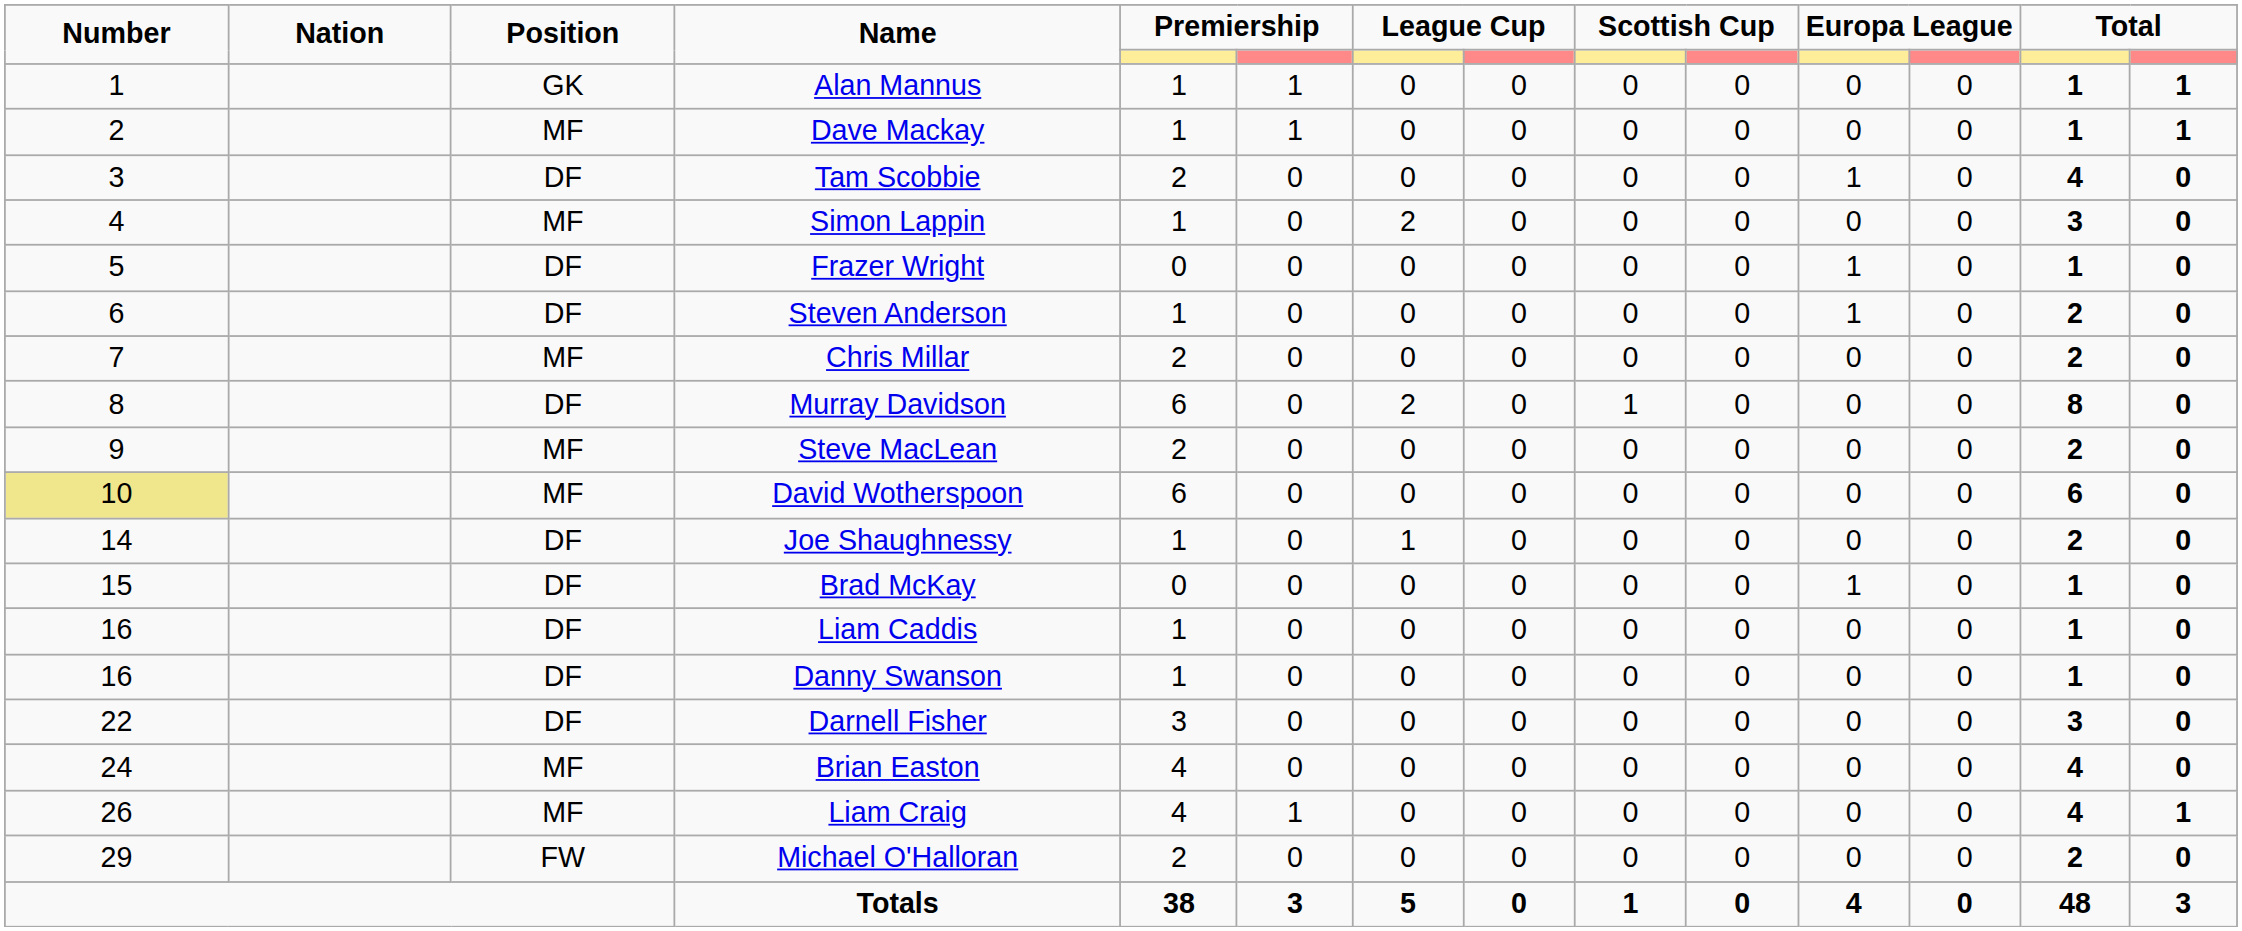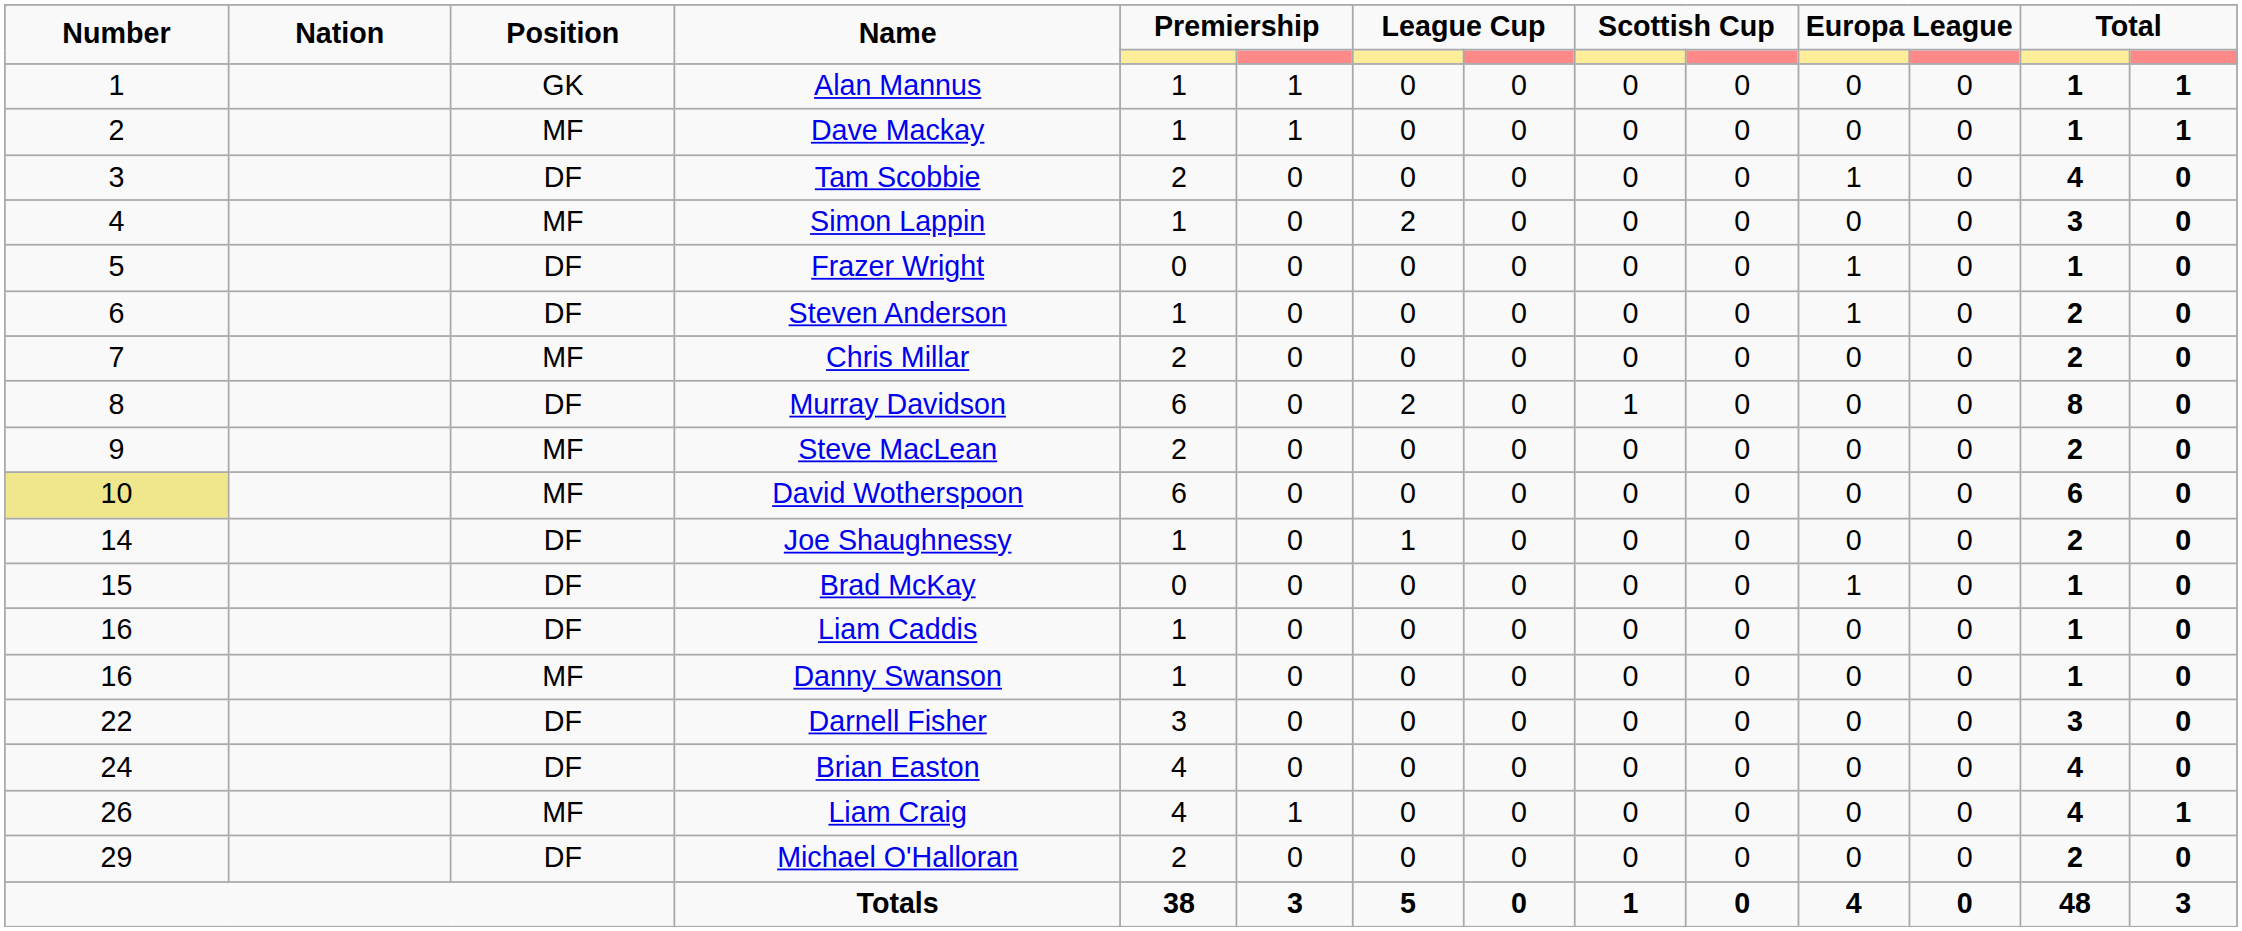(563, 676) DF -> (563, 676) MF
(563, 767) MF -> (563, 767) DF
(563, 857) FW -> (563, 857) DF
